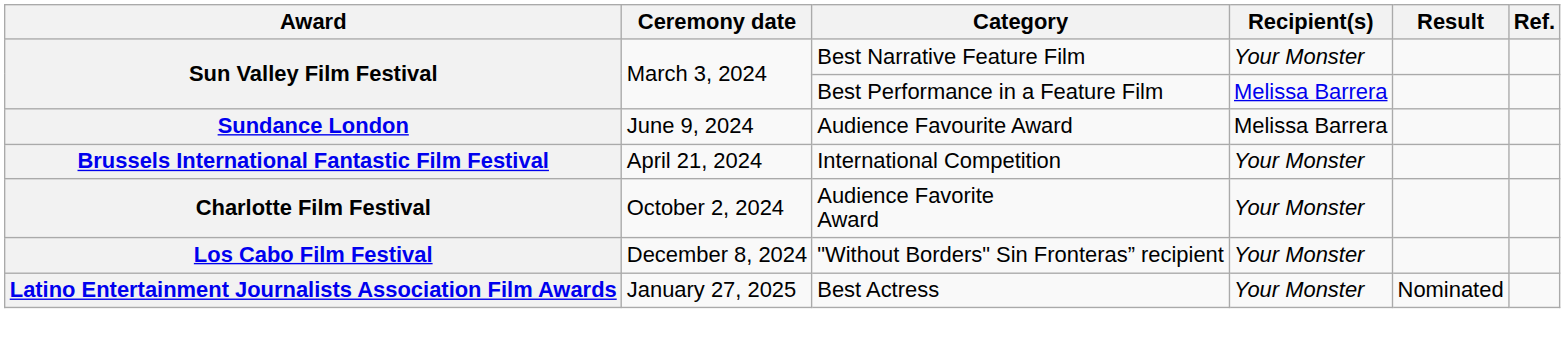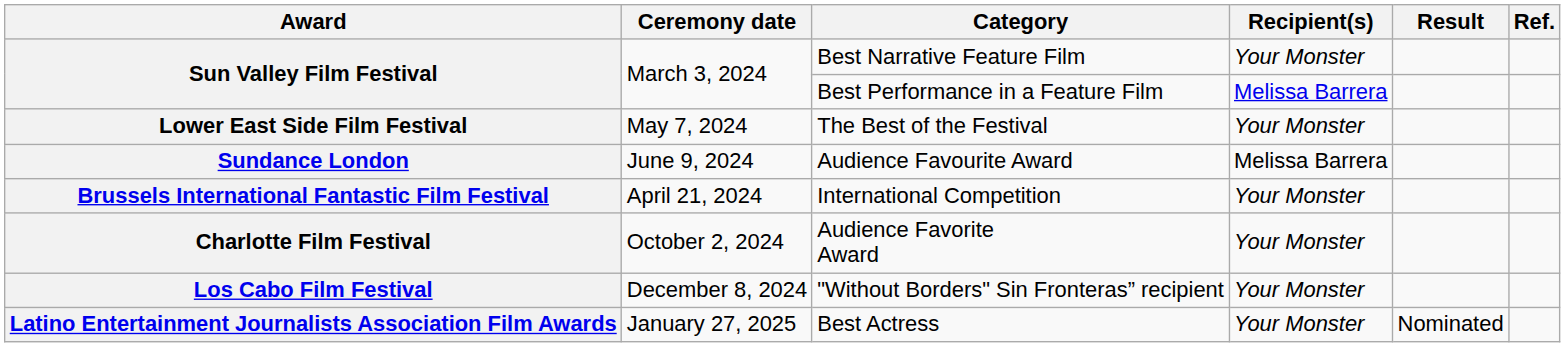+ row: (932, 126)
